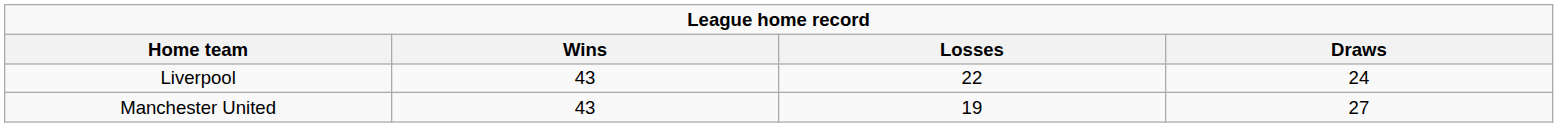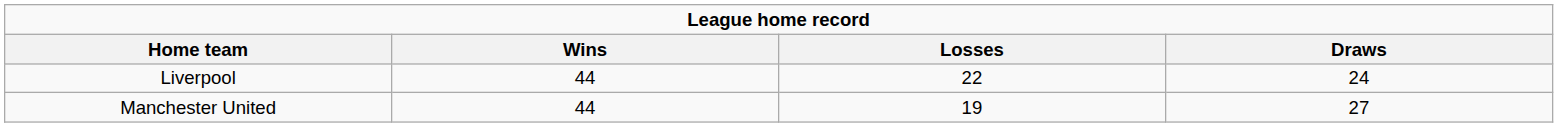(585, 78) 43 -> (585, 78) 44
(585, 108) 43 -> (585, 108) 44
